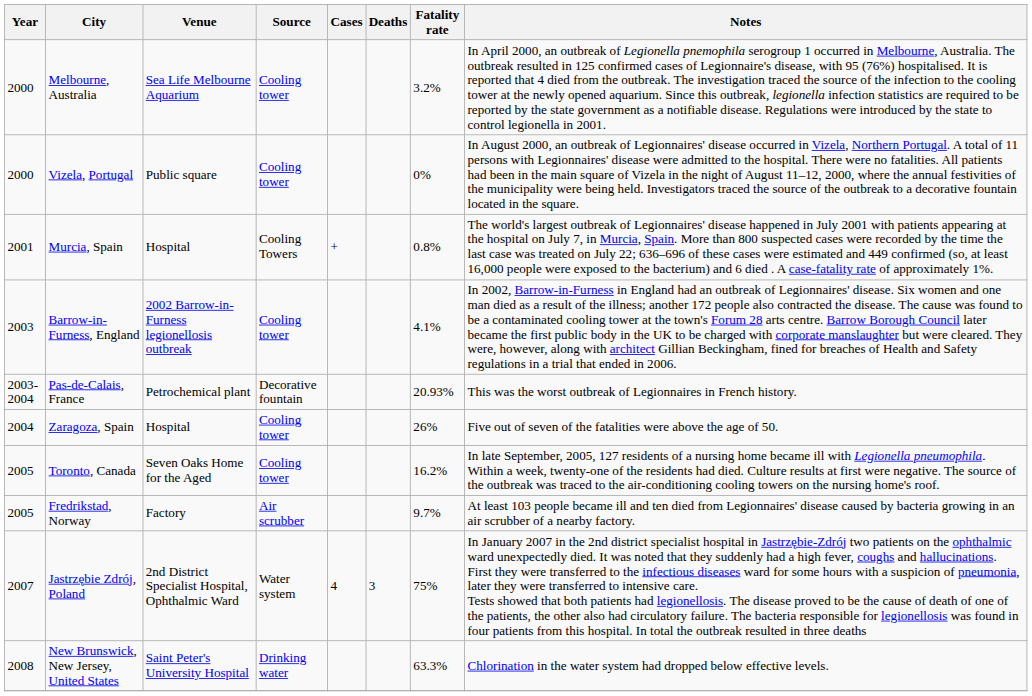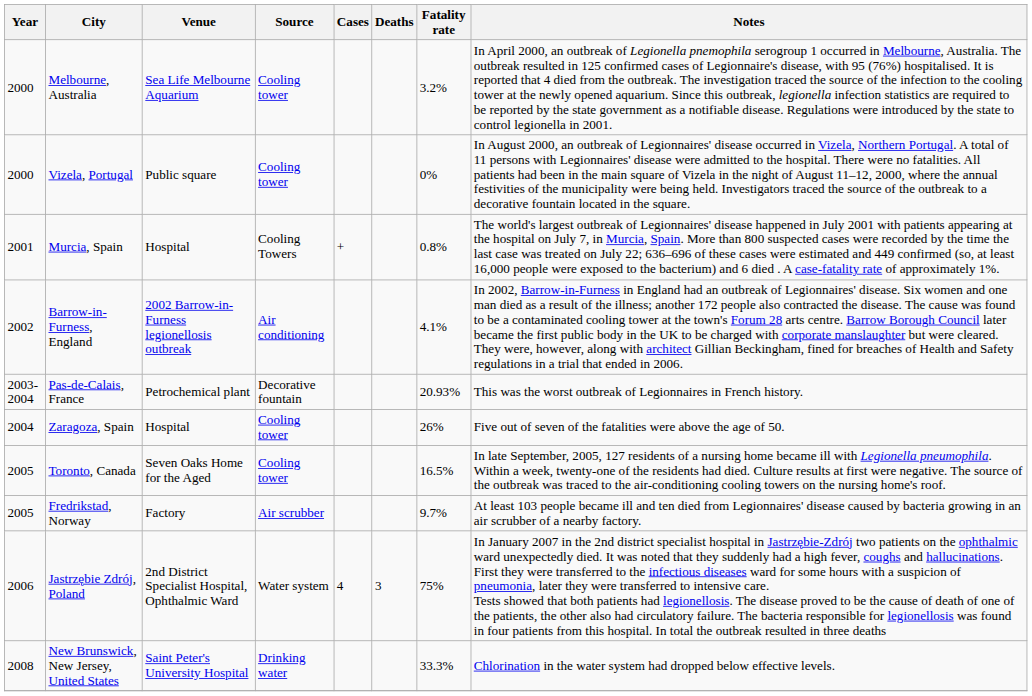(21, 326) 2003 -> (21, 326) 2002
(280, 326) Cooling tower -> (291, 326) Air conditioning
(430, 470) 16.2% -> (437, 470) 16.5%
(21, 585) 2007 -> (21, 585) 2006
(430, 665) 63.3% -> (437, 665) 33.3%
